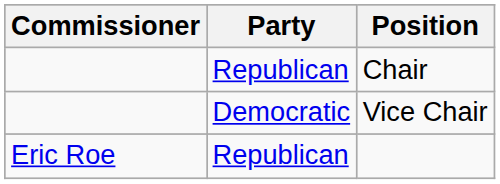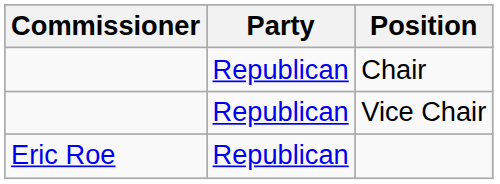(281, 112) Democratic -> (281, 112) Republican
